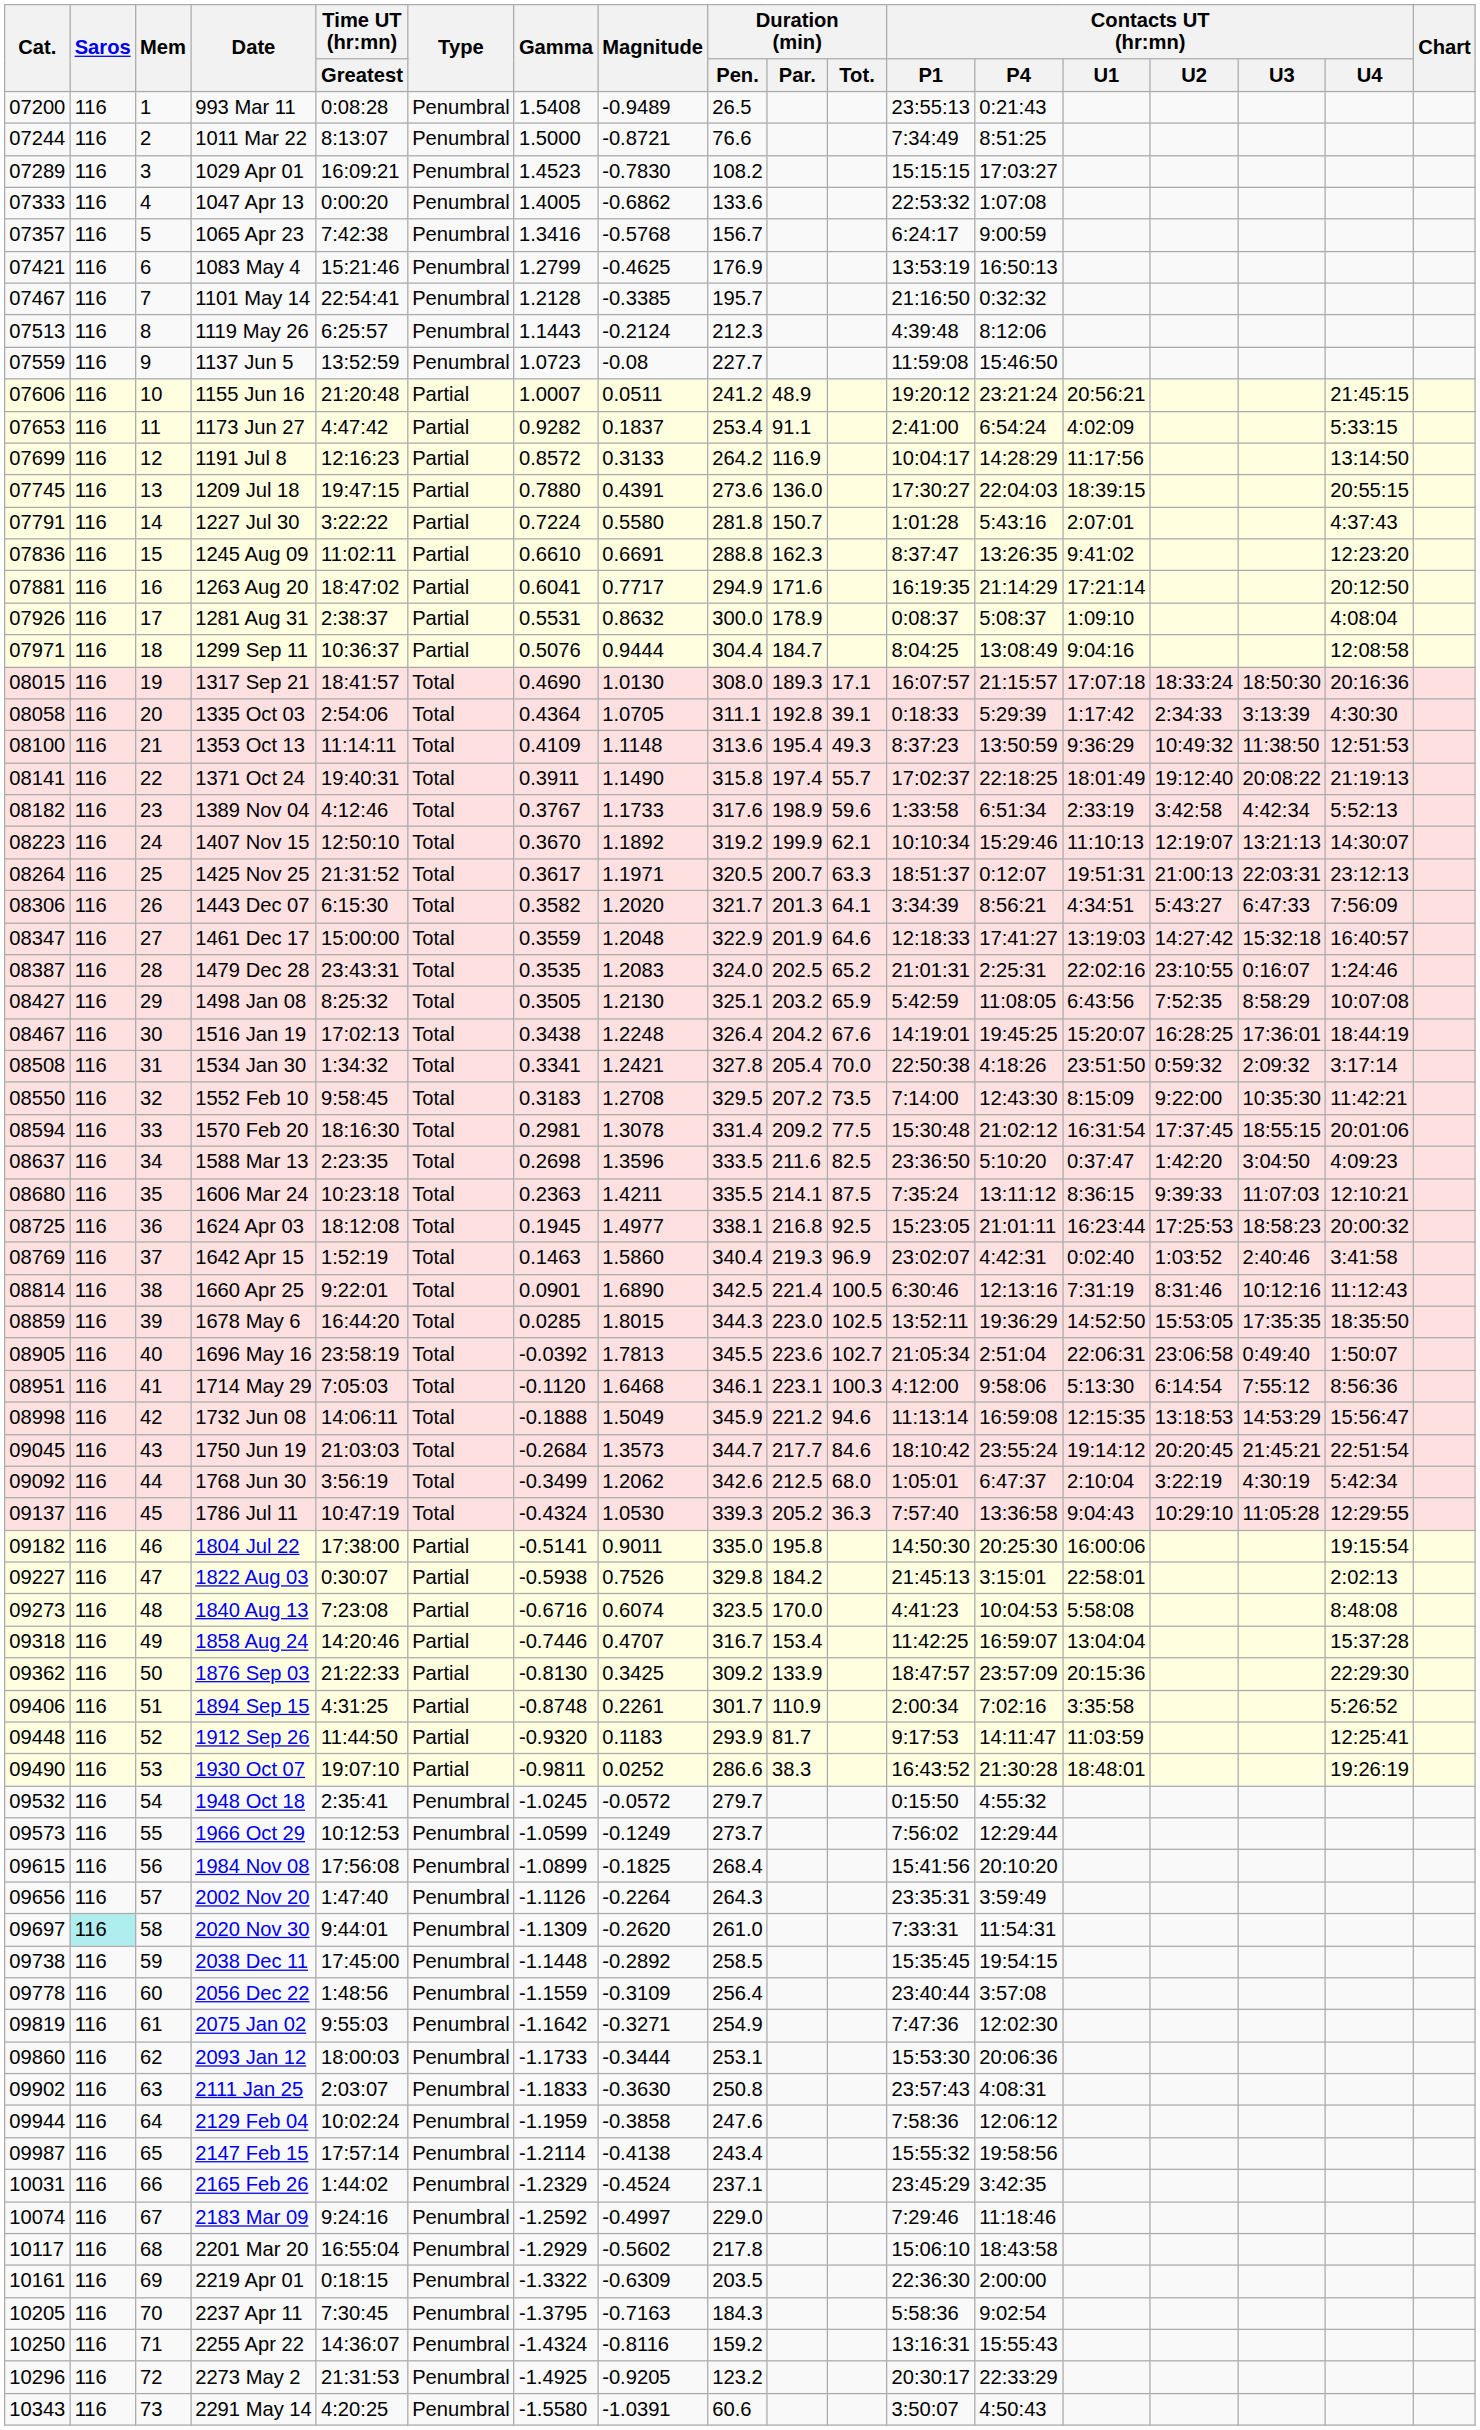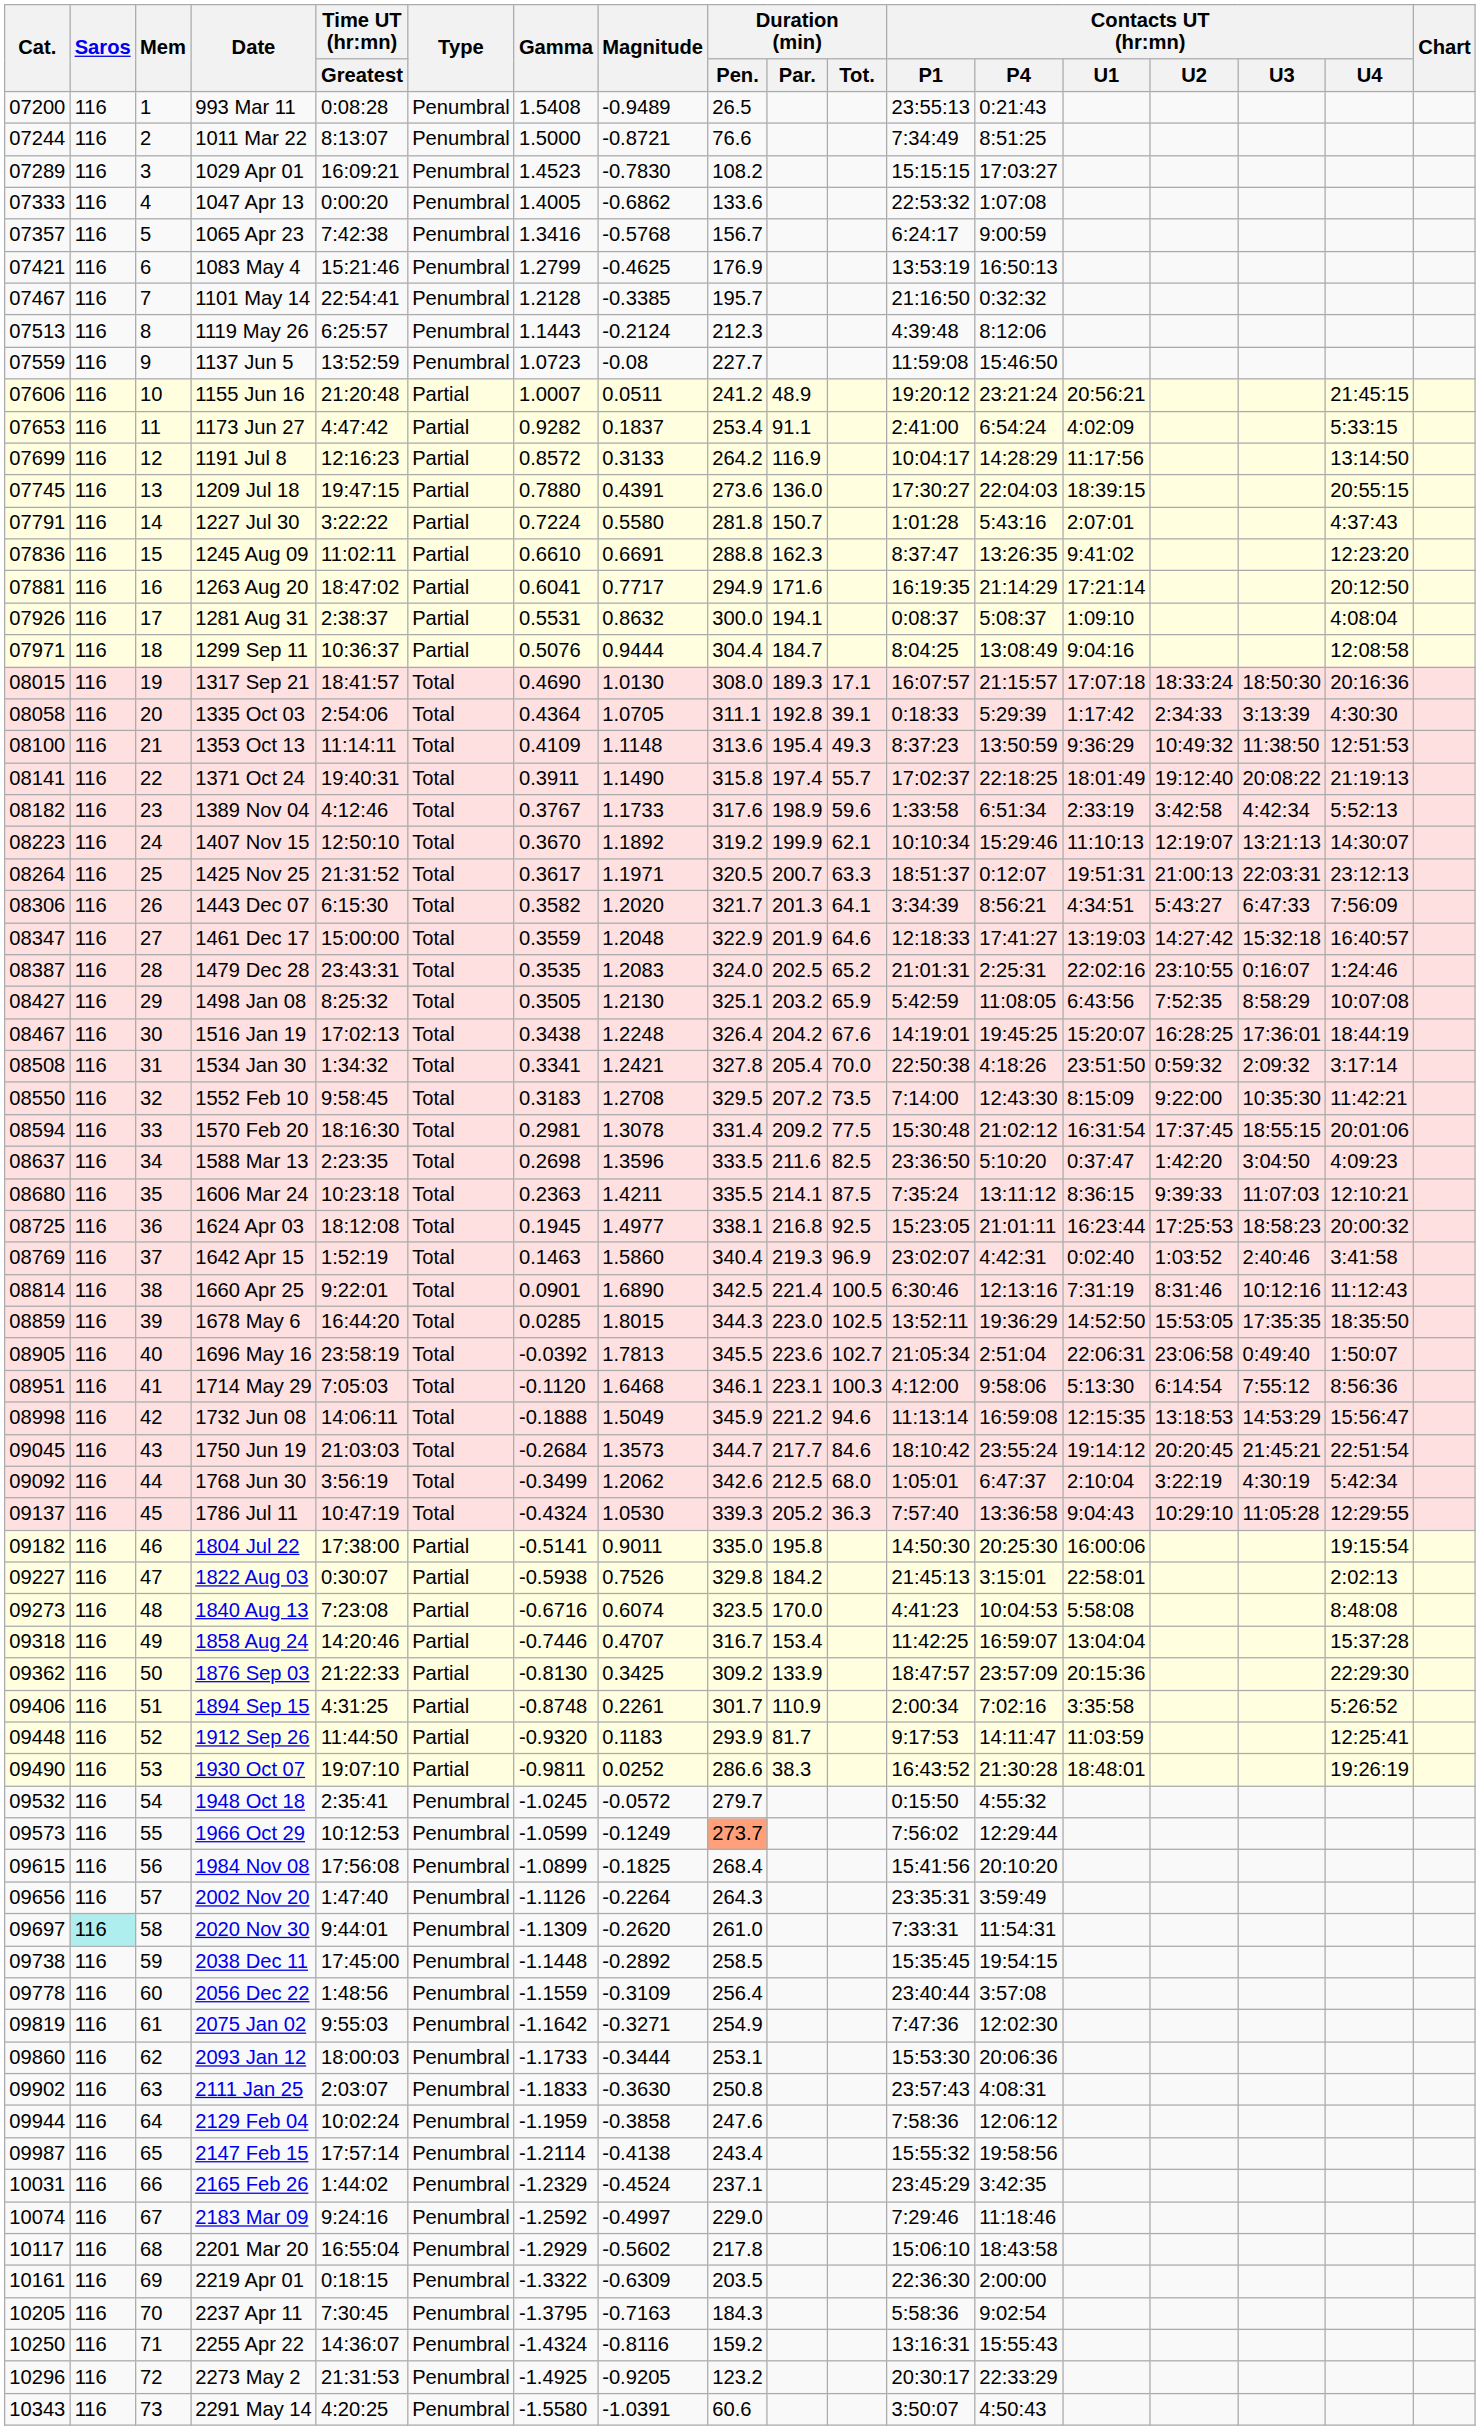(797, 618) 178.9 -> (797, 618) 194.1
(738, 1833) no background -> (738, 1833) lightsalmon background
